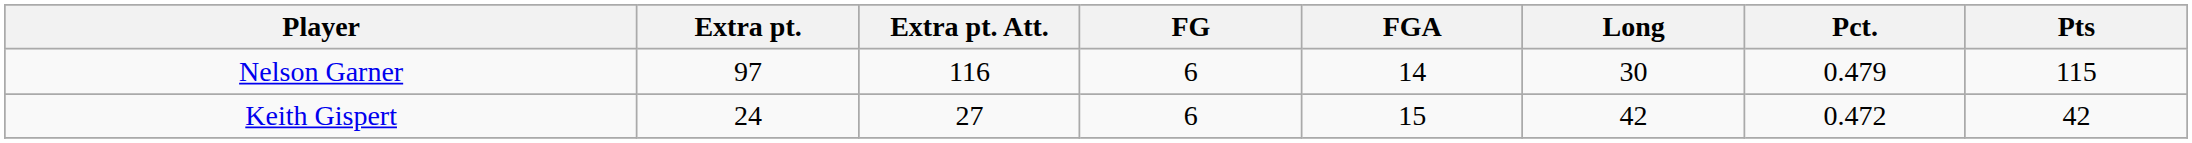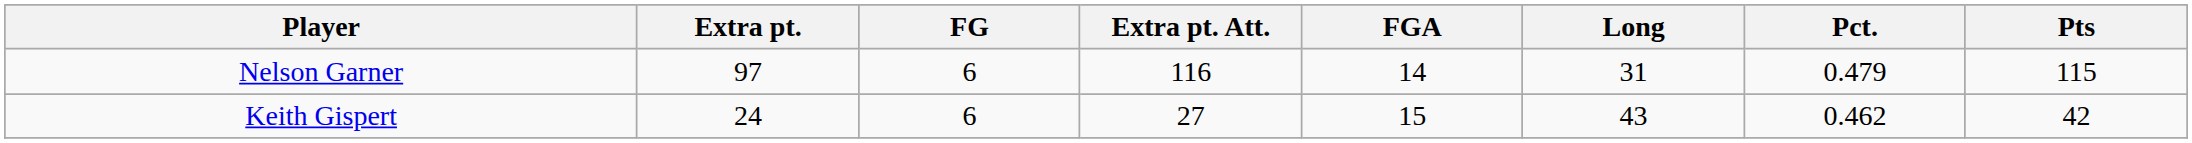columns swapped: (969, 26) <-> (1191, 26)
(1634, 71) 30 -> (1634, 71) 31
(1634, 115) 42 -> (1634, 115) 43
(1855, 115) 0.472 -> (1855, 115) 0.462
